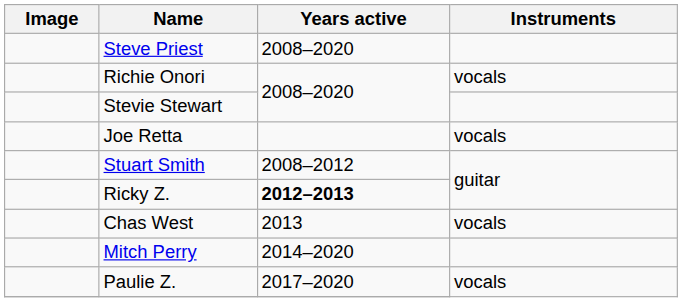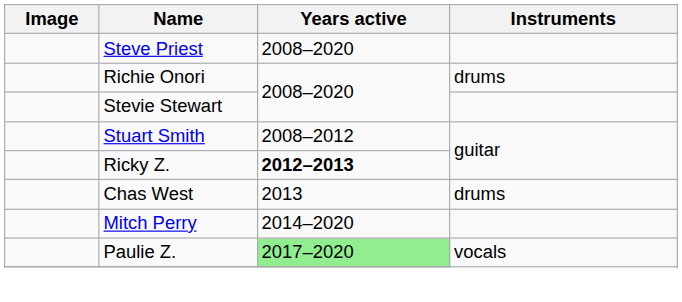(480, 77) vocals -> (480, 77) drums
- row: (143, 135)
(480, 223) vocals -> (480, 194) drums
(308, 281) no background -> (308, 252) lightgreen background
